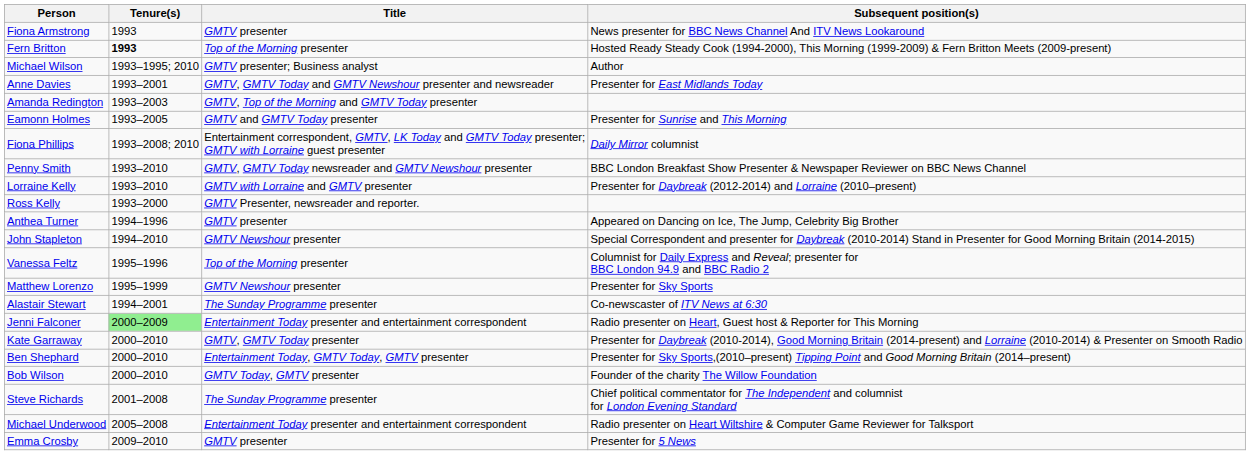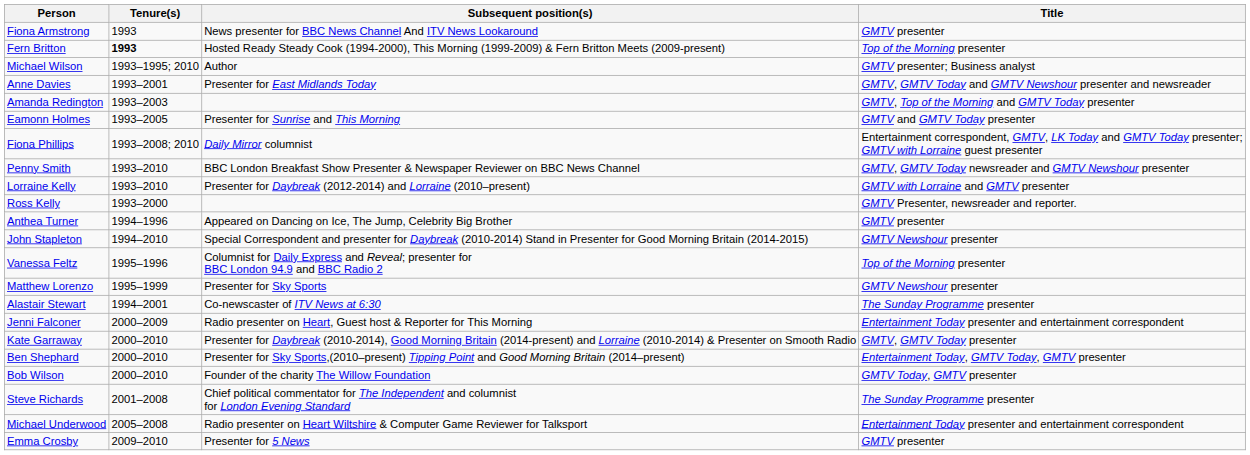columns swapped: (395, 14) <-> (916, 14)
(140, 323) lightgreen background -> (140, 323) no background
